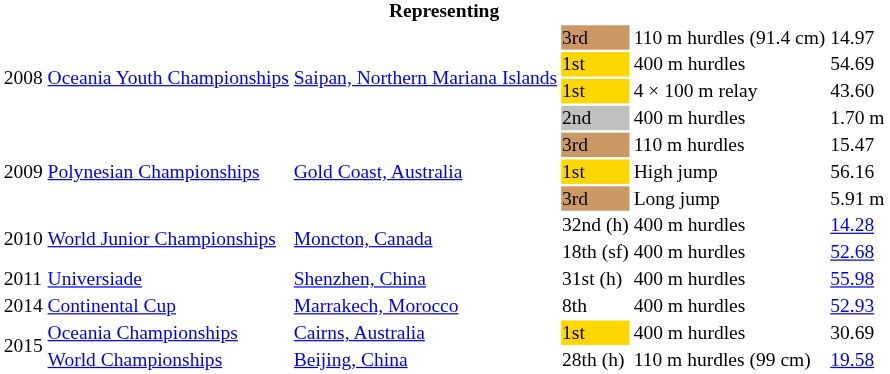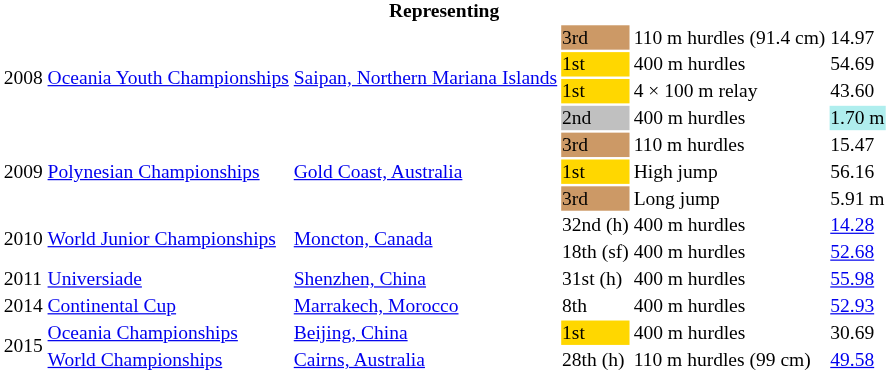(857, 117) no background -> (857, 117) paleturquoise background
(359, 332) Cairns, Australia -> (351, 332) Beijing, China
(351, 359) Beijing, China -> (359, 359) Cairns, Australia
(852, 359) 19.58 -> (852, 359) 49.58
